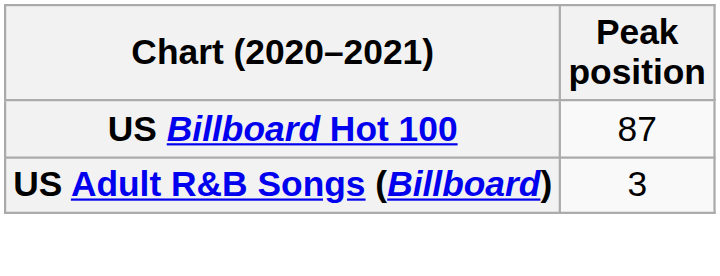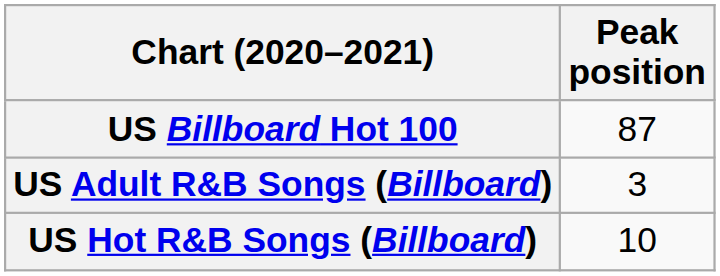+ row: (283, 240)
